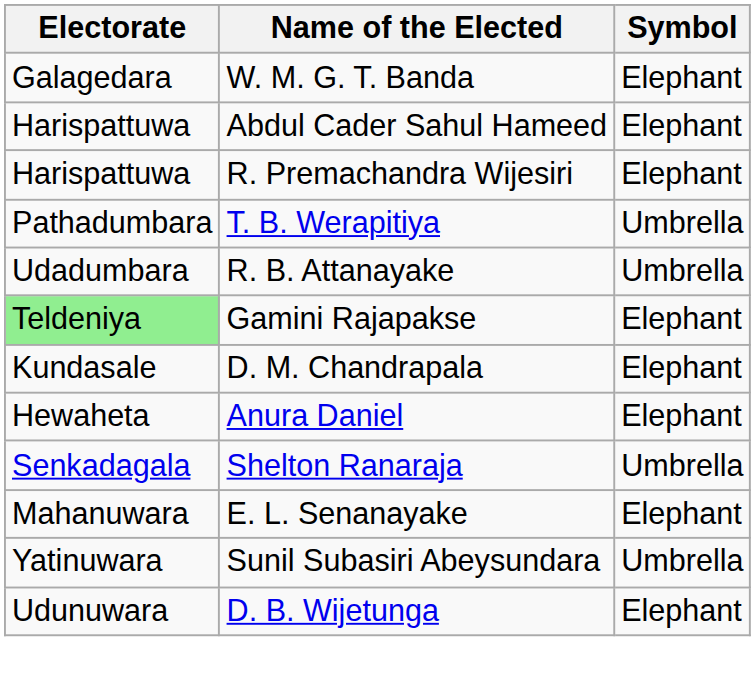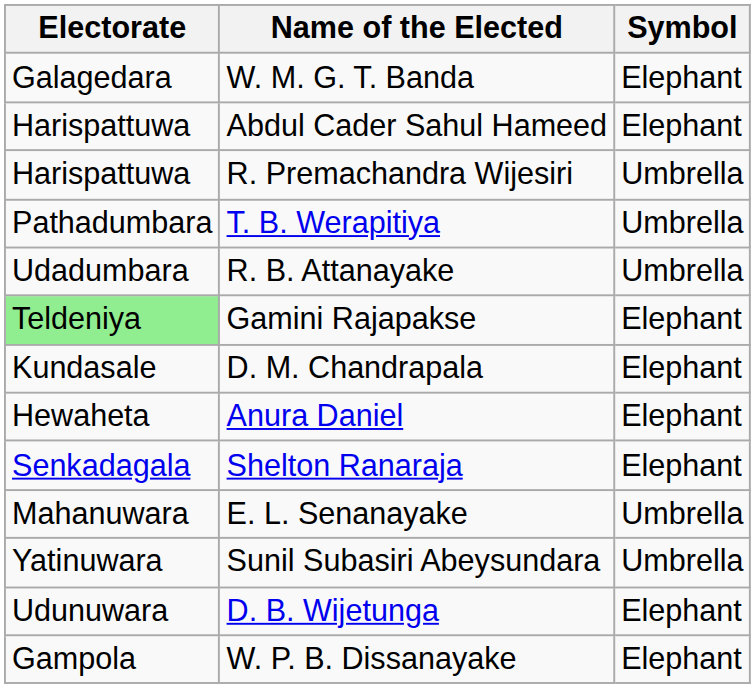(682, 174) Elephant -> (682, 174) Umbrella
(682, 464) Umbrella -> (682, 464) Elephant
(682, 513) Elephant -> (682, 513) Umbrella
+ row: (372, 658)
